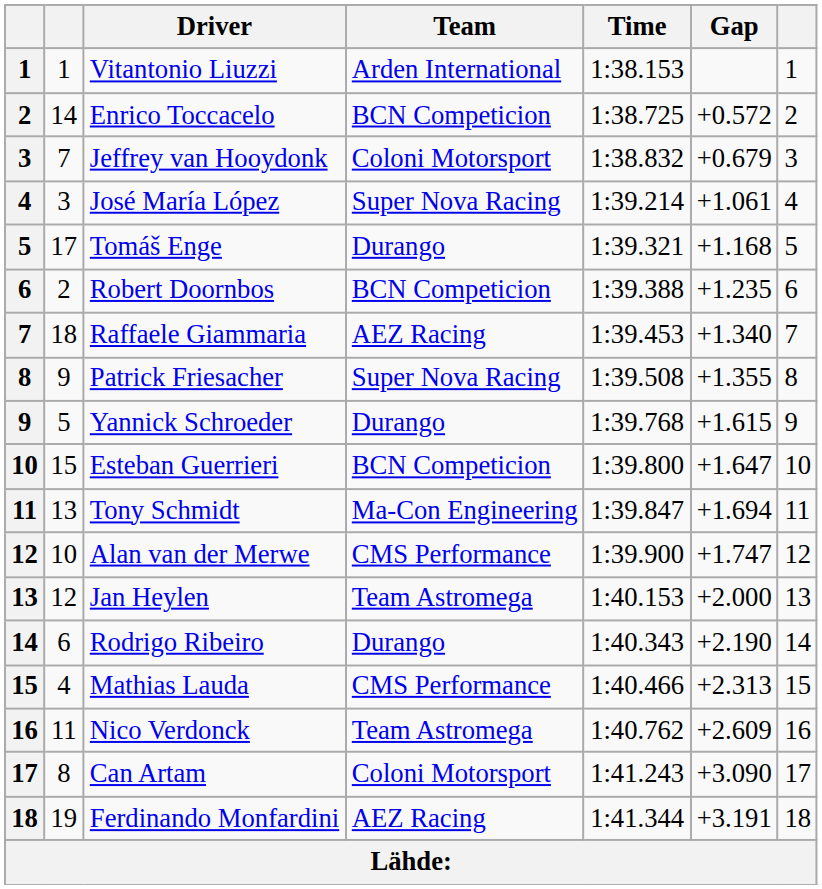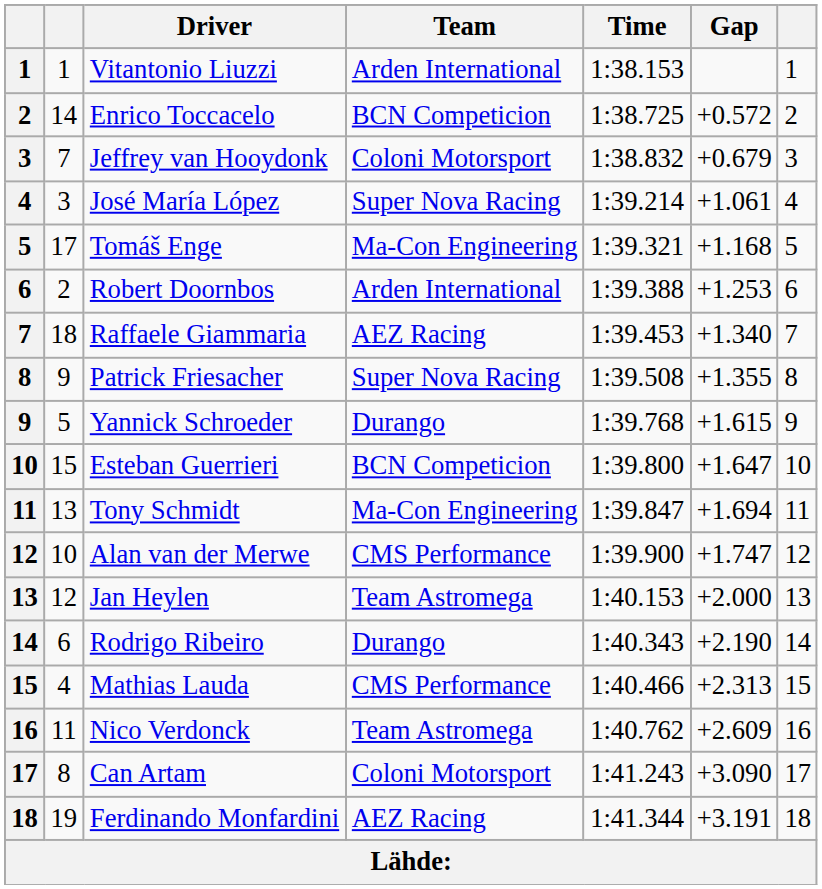(398, 245) Durango -> (465, 245) Ma-Con Engineering
(451, 289) BCN Competicion -> (456, 289) Arden International
(734, 289) +1.235 -> (734, 289) +1.253
